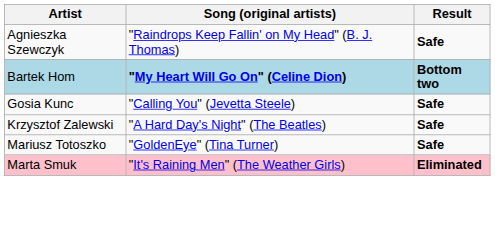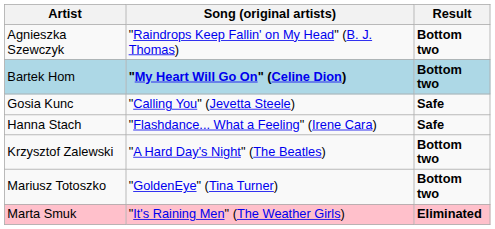(431, 42) Safe -> (439, 42) Bottom two
+ row: (44, 124)
(431, 124) Safe -> (439, 152) Bottom two
(431, 144) Safe -> (439, 186) Bottom two
